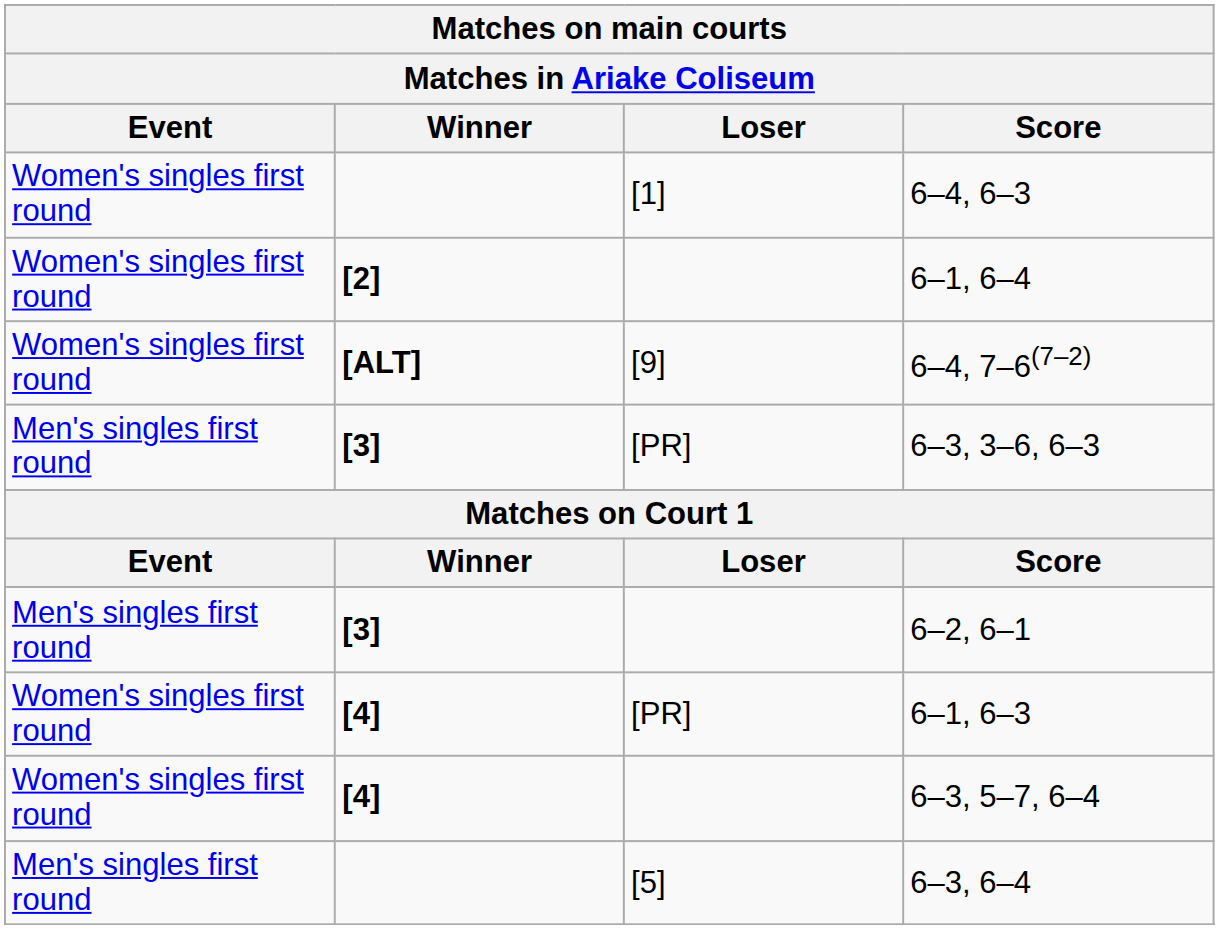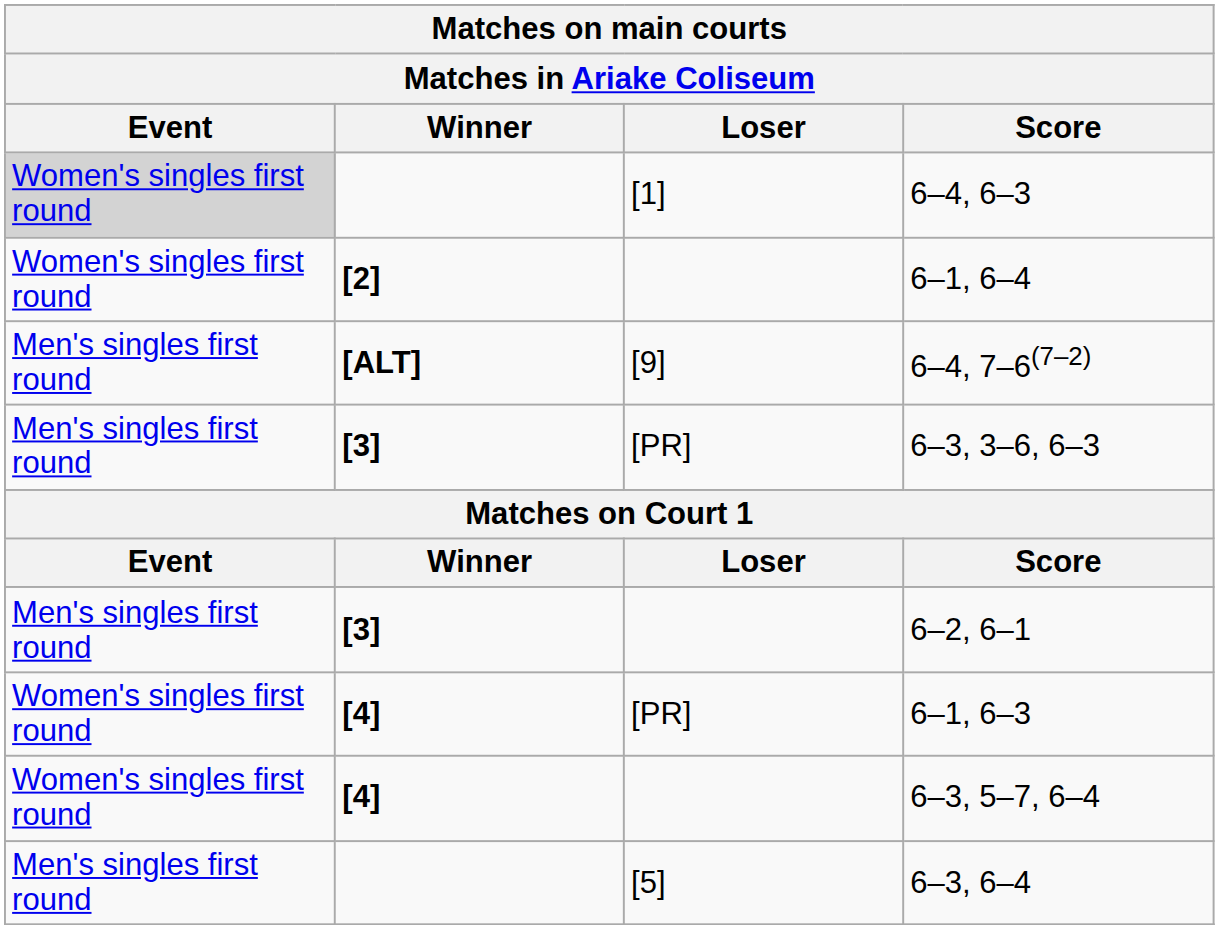(158, 194) no background -> (158, 194) lightgrey background
(158, 362) Women's singles first round -> (135, 362) Men's singles first round
